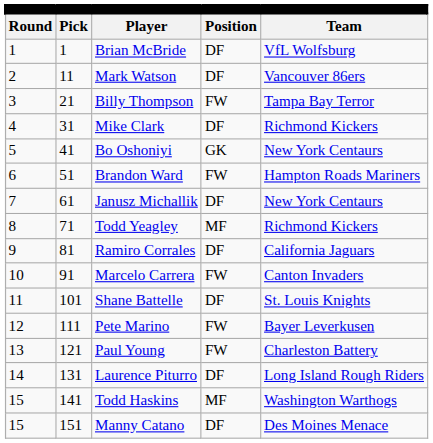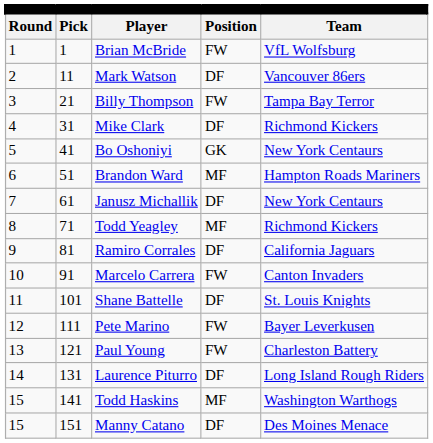(215, 51) DF -> (216, 51) FW
(216, 176) FW -> (216, 176) MF
